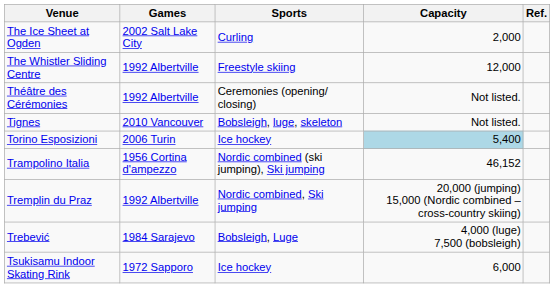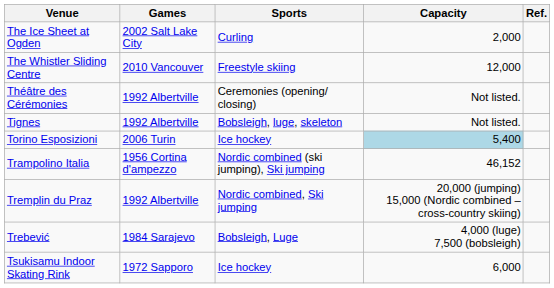(161, 67) 1992 Albertville -> (163, 67) 2010 Vancouver
(163, 122) 2010 Vancouver -> (161, 122) 1992 Albertville
